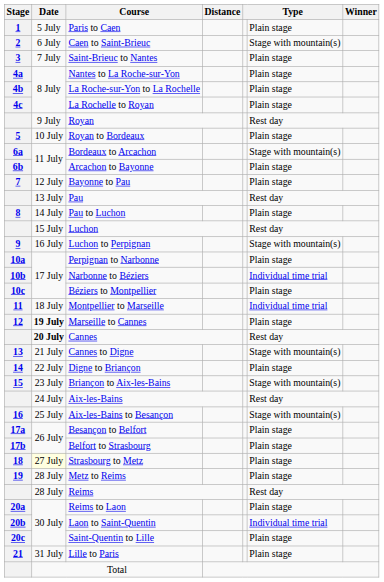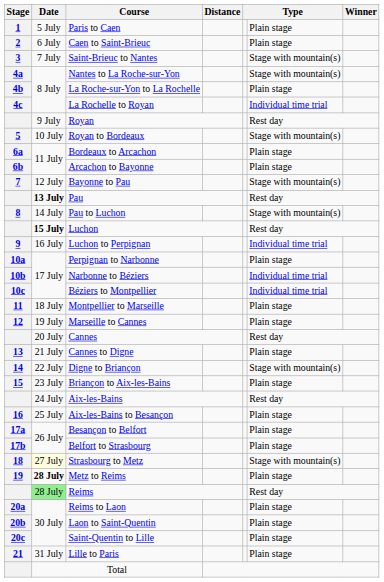(295, 43) Stage with mountain(s) -> (271, 43) Plain stage
(271, 58) Plain stage -> (295, 58) Stage with mountain(s)
(271, 74) Plain stage -> (295, 74) Stage with mountain(s)
(271, 105) Plain stage -> (288, 105) Individual time trial
(271, 136) Plain stage -> (295, 136) Stage with mountain(s)
(295, 151) Stage with mountain(s) -> (271, 151) Plain stage
(271, 182) Plain stage -> (295, 182) Stage with mountain(s)
(49, 197) normal -> (49, 197) bold
(271, 213) Plain stage -> (295, 213) Stage with mountain(s)
(49, 228) normal -> (49, 228) bold
(295, 244) Stage with mountain(s) -> (288, 244) Individual time trial
(271, 290) Plain stage -> (288, 290) Individual time trial
(288, 306) Individual time trial -> (271, 306) Plain stage
(49, 321) bold -> (49, 321) normal
(49, 337) bold -> (49, 337) normal
(295, 352) Stage with mountain(s) -> (271, 352) Plain stage
(271, 368) Plain stage -> (295, 368) Stage with mountain(s)
(295, 383) Stage with mountain(s) -> (271, 383) Plain stage
(295, 414) Stage with mountain(s) -> (271, 414) Plain stage
(271, 461) Plain stage -> (295, 461) Stage with mountain(s)
(49, 476) normal -> (49, 476) bold
(49, 492) no background -> (49, 492) lightgreen background
(288, 523) Individual time trial -> (271, 523) Plain stage
